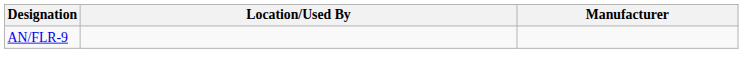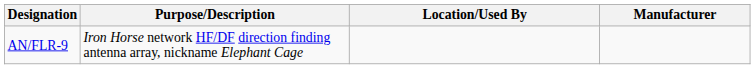+ column: (215, 15)
